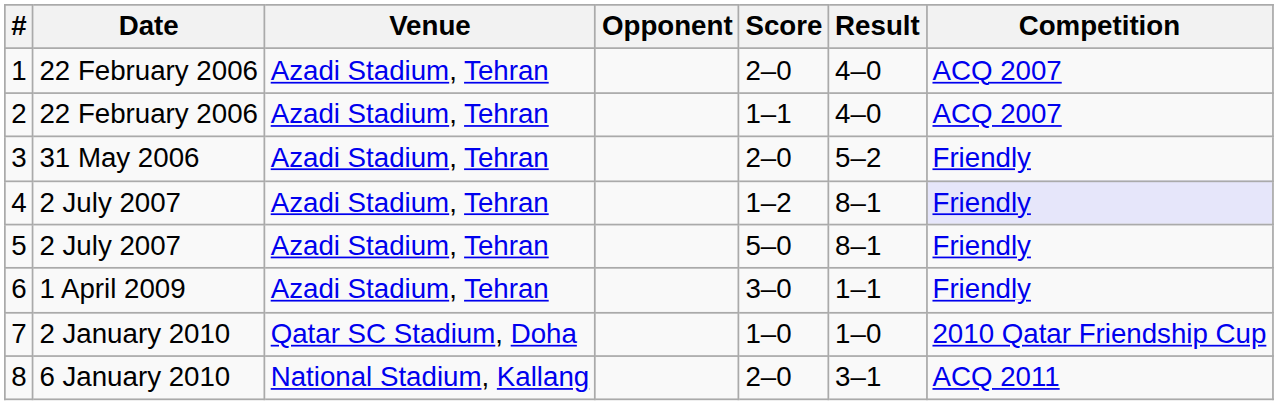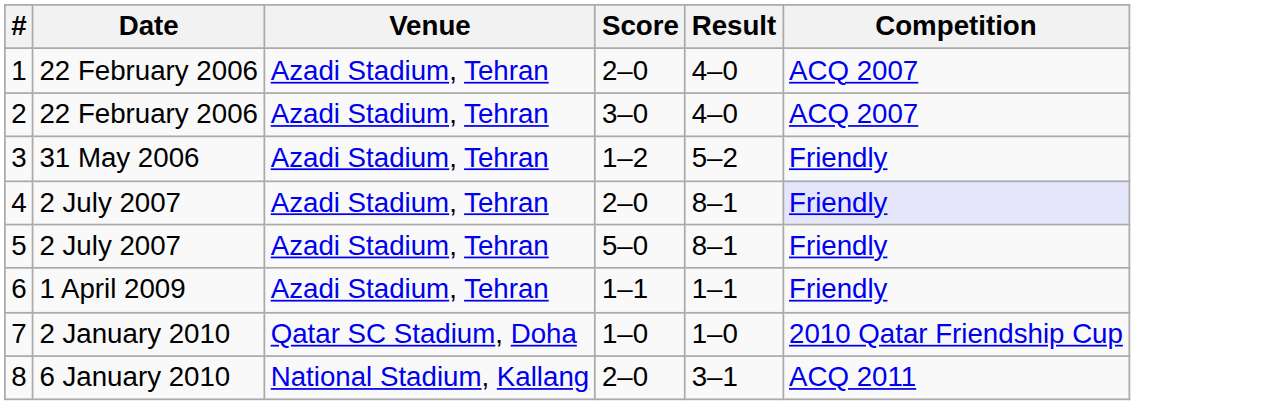- column: (667, 26)
(769, 114) 1–1 -> (625, 114) 3–0
(769, 158) 2–0 -> (625, 158) 1–2
(769, 202) 1–2 -> (625, 202) 2–0
(769, 289) 3–0 -> (625, 289) 1–1
